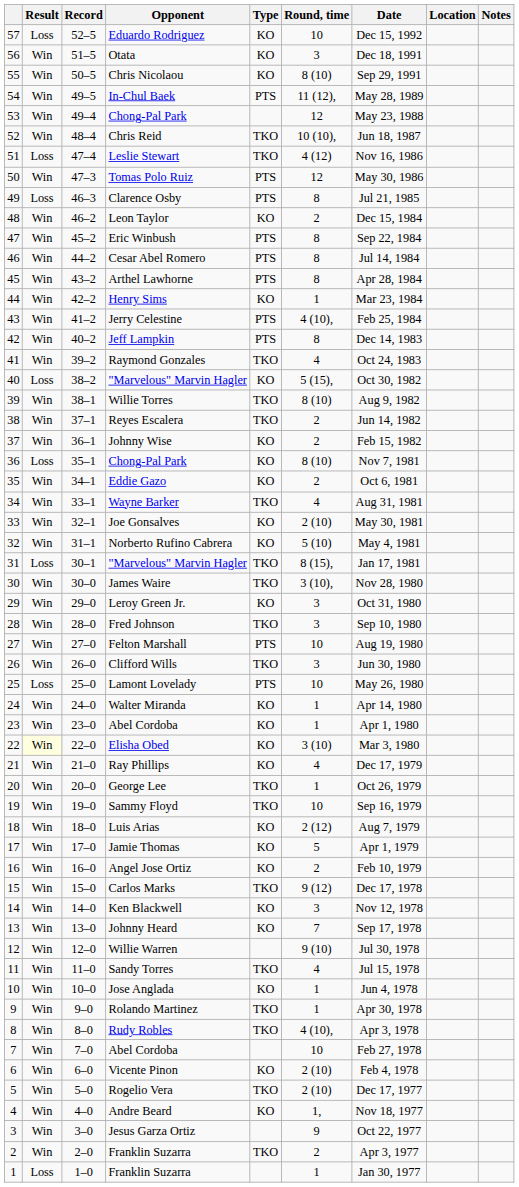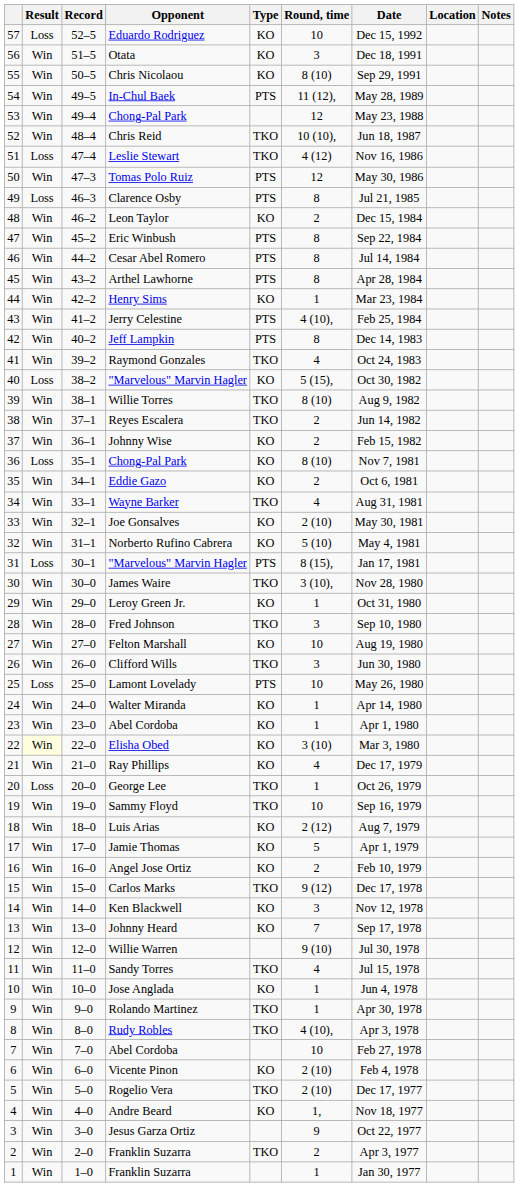(266, 562) TKO -> (266, 562) PTS
(317, 603) 3 -> (317, 603) 1
(266, 644) PTS -> (266, 644) KO
(42, 786) Win -> (42, 786) Loss
(42, 1171) Loss -> (42, 1171) Win
